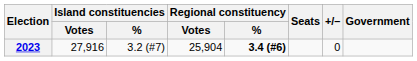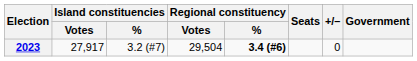(87, 47) 27,916 -> (87, 47) 27,917
(206, 47) 25,904 -> (206, 47) 29,504
